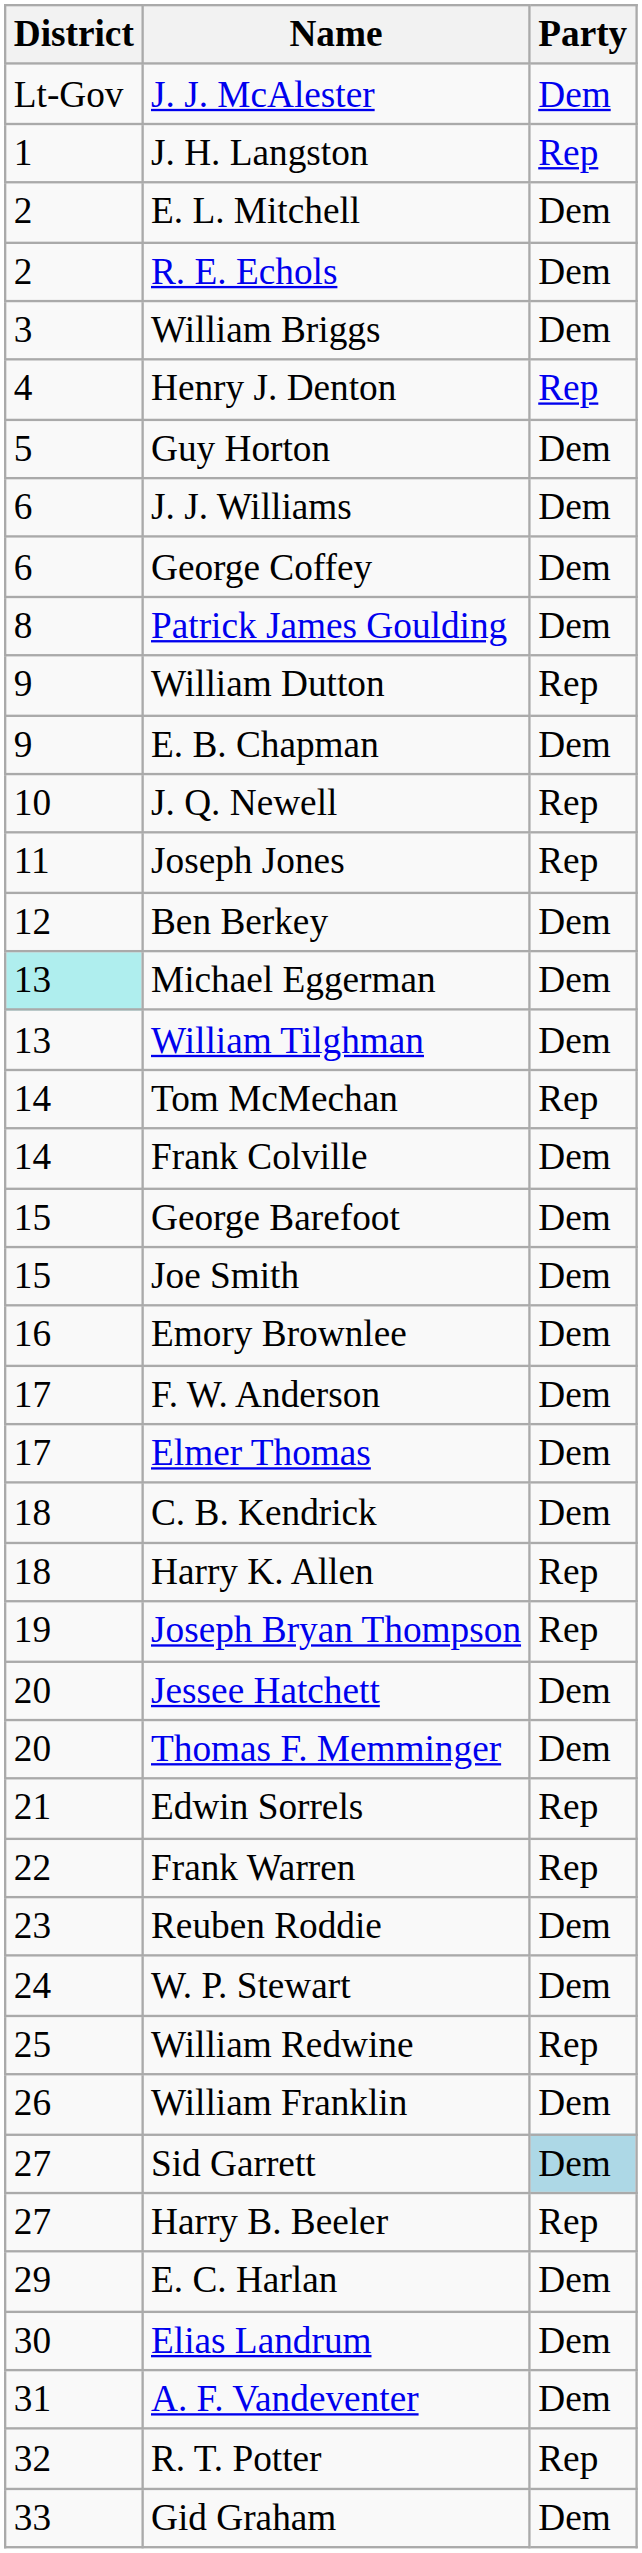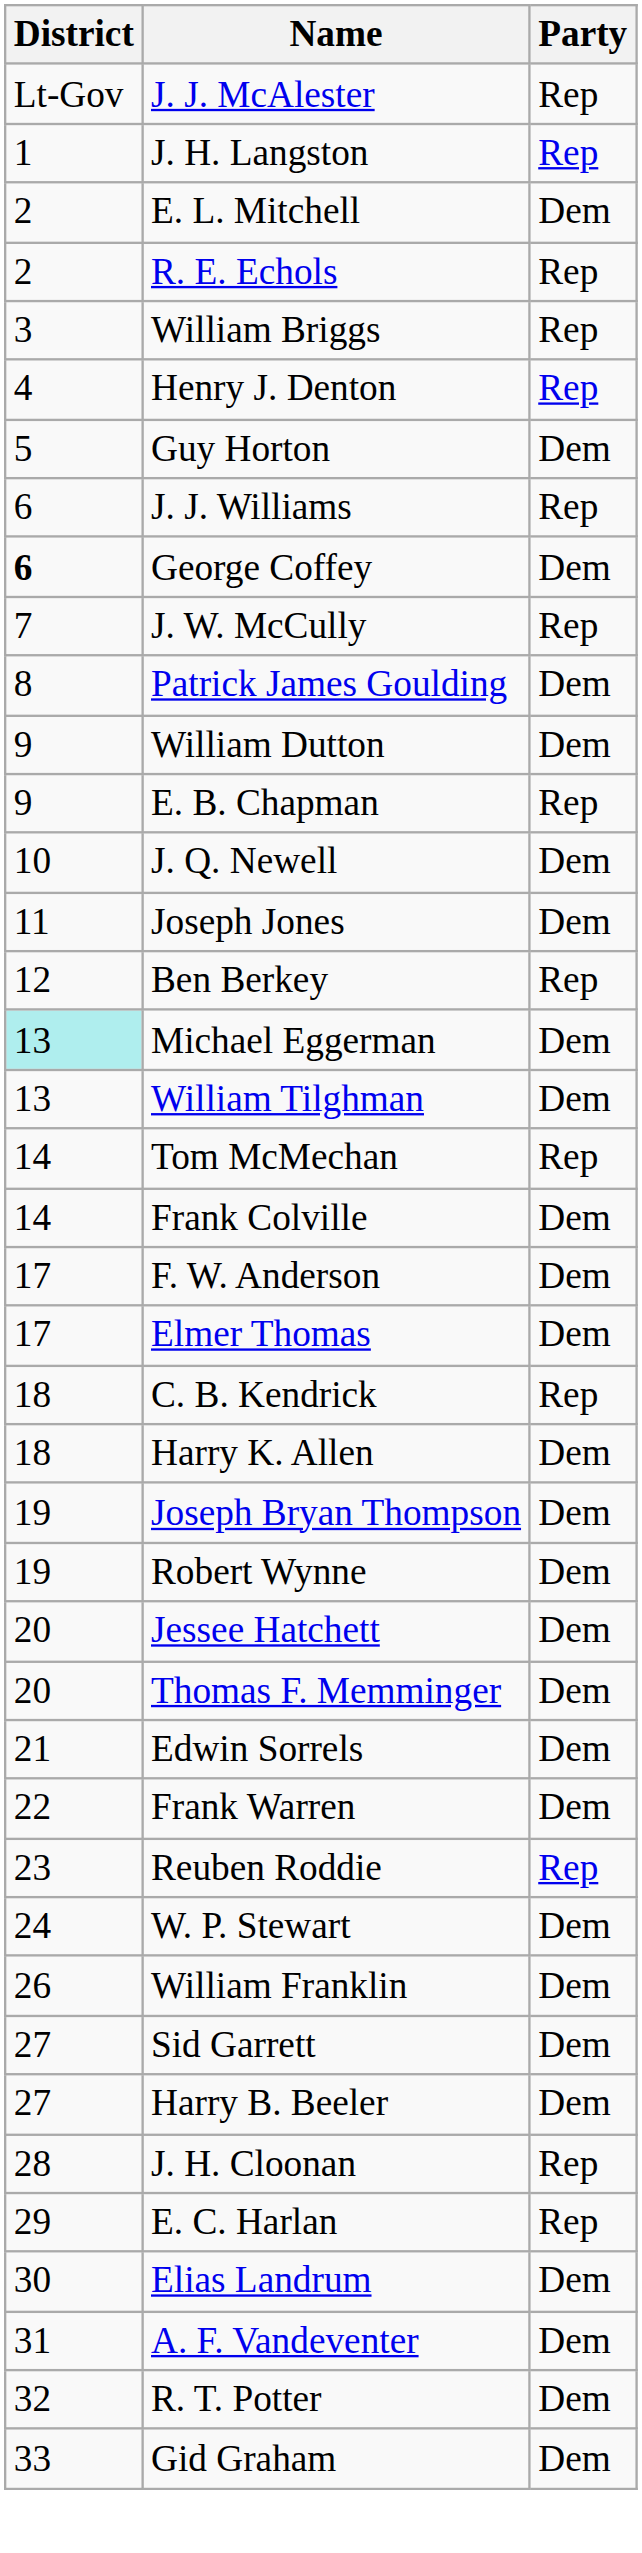(574, 93) Dem -> (568, 93) Rep
(574, 270) Dem -> (568, 270) Rep
(574, 329) Dem -> (568, 329) Rep
(574, 507) Dem -> (568, 507) Rep
(23, 566) normal -> (23, 566) bold
+ row: (259, 625)
(568, 684) Rep -> (574, 743) Dem
(574, 743) Dem -> (568, 802) Rep
(568, 802) Rep -> (574, 861) Dem
(568, 861) Rep -> (574, 920) Dem
(574, 920) Dem -> (568, 980) Rep
- row: (275, 1216)
- row: (225, 1275)
- row: (279, 1334)
(574, 1512) Dem -> (568, 1393) Rep
(568, 1571) Rep -> (574, 1453) Dem
(568, 1630) Rep -> (574, 1512) Dem
+ row: (259, 1571)
(568, 1807) Rep -> (574, 1748) Dem
(568, 1866) Rep -> (574, 1807) Dem
(574, 1926) Dem -> (568, 1866) Rep
- row: (282, 2044)
(574, 2162) lightblue background -> (574, 2044) no background
(568, 2221) Rep -> (574, 2103) Dem
+ row: (254, 2162)
(574, 2280) Dem -> (568, 2221) Rep
(568, 2458) Rep -> (574, 2399) Dem
